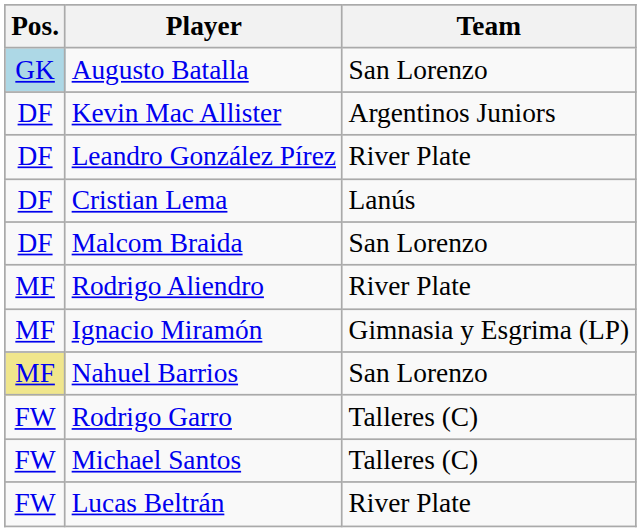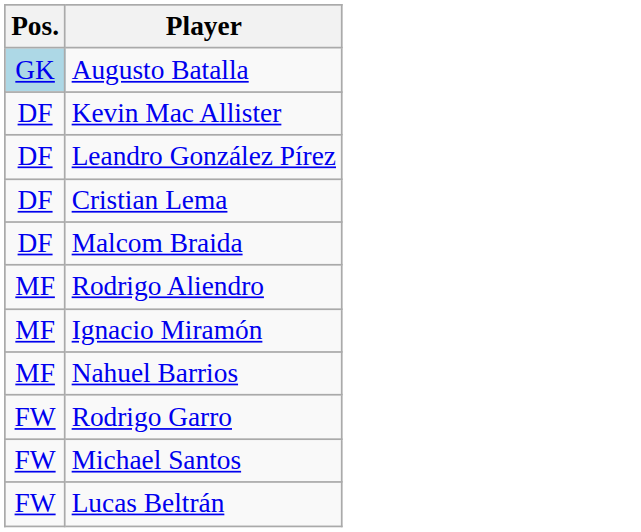- column: (489, 26)
(35, 373) khaki background -> (35, 373) no background
